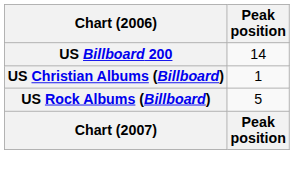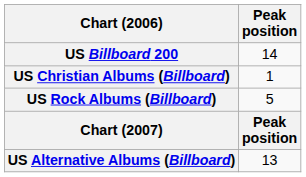+ row: (122, 160)
